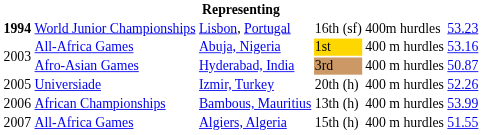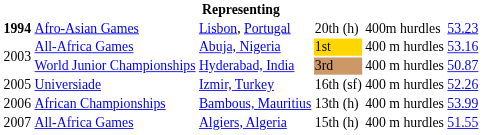(115, 28) World Junior Championships -> (87, 28) Afro-Asian Games
(338, 28) 16th (sf) -> (337, 28) 20th (h)
(87, 66) Afro-Asian Games -> (115, 66) World Junior Championships
(337, 85) 20th (h) -> (338, 85) 16th (sf)
